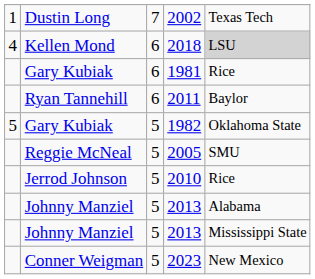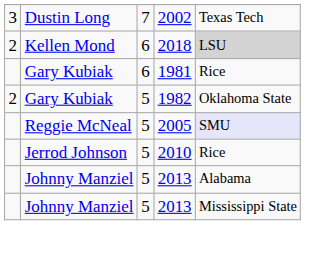(13, 17) 1 -> (13, 17) 3
(13, 44) 4 -> (13, 44) 2
- row: (76, 98)
(13, 125) 5 -> (13, 98) 2
(224, 152) no background -> (215, 125) lavender background
- row: (84, 260)
